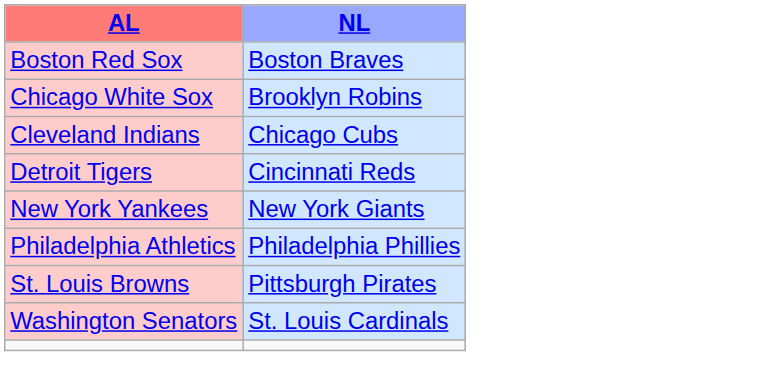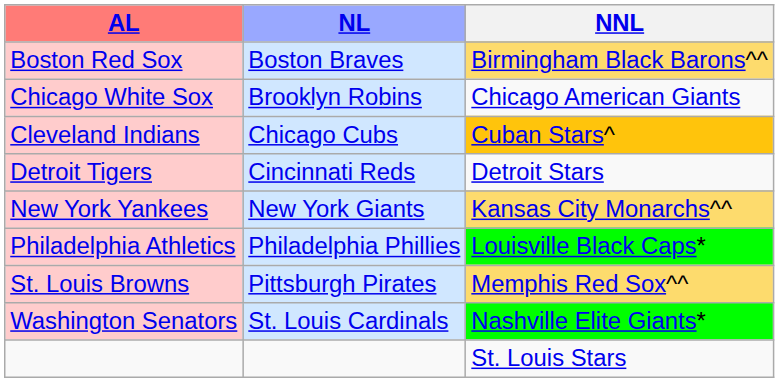+ column: (620, 23)
